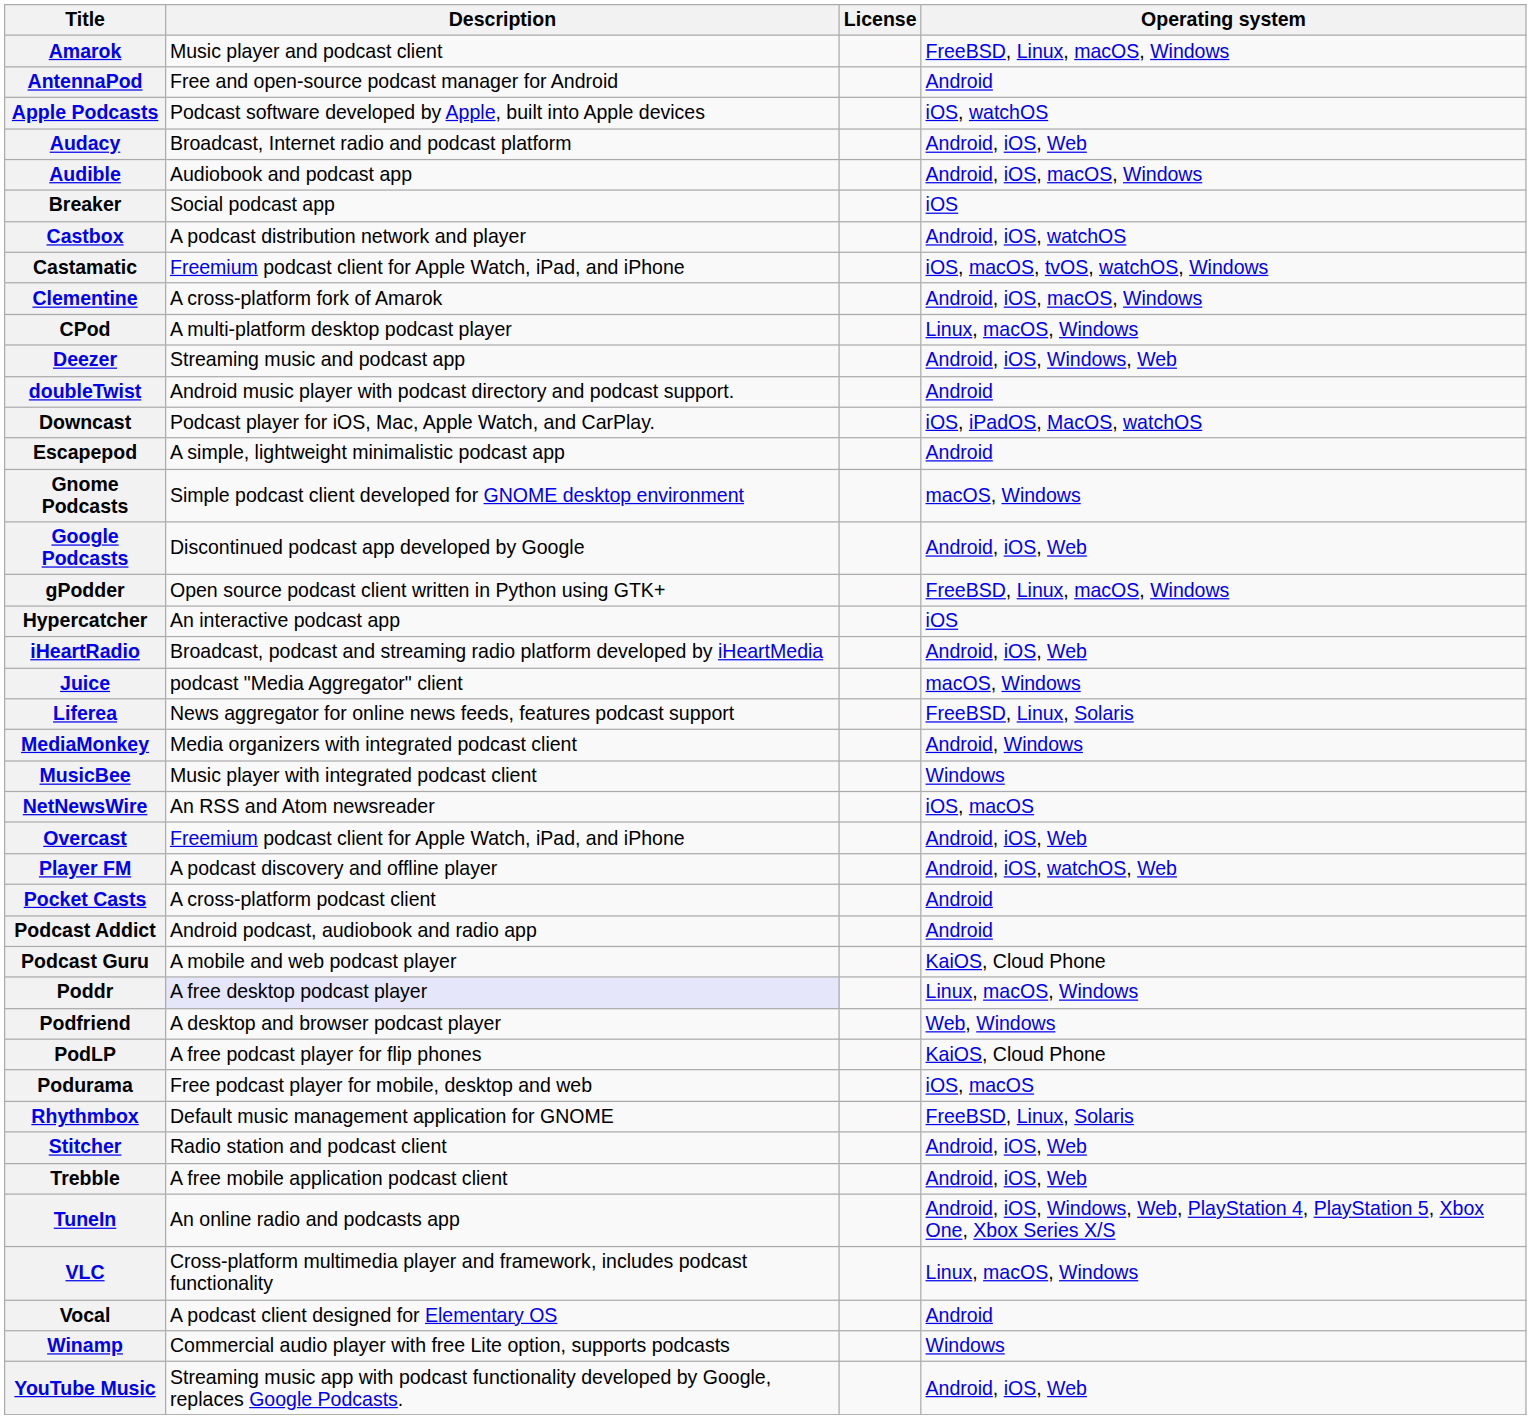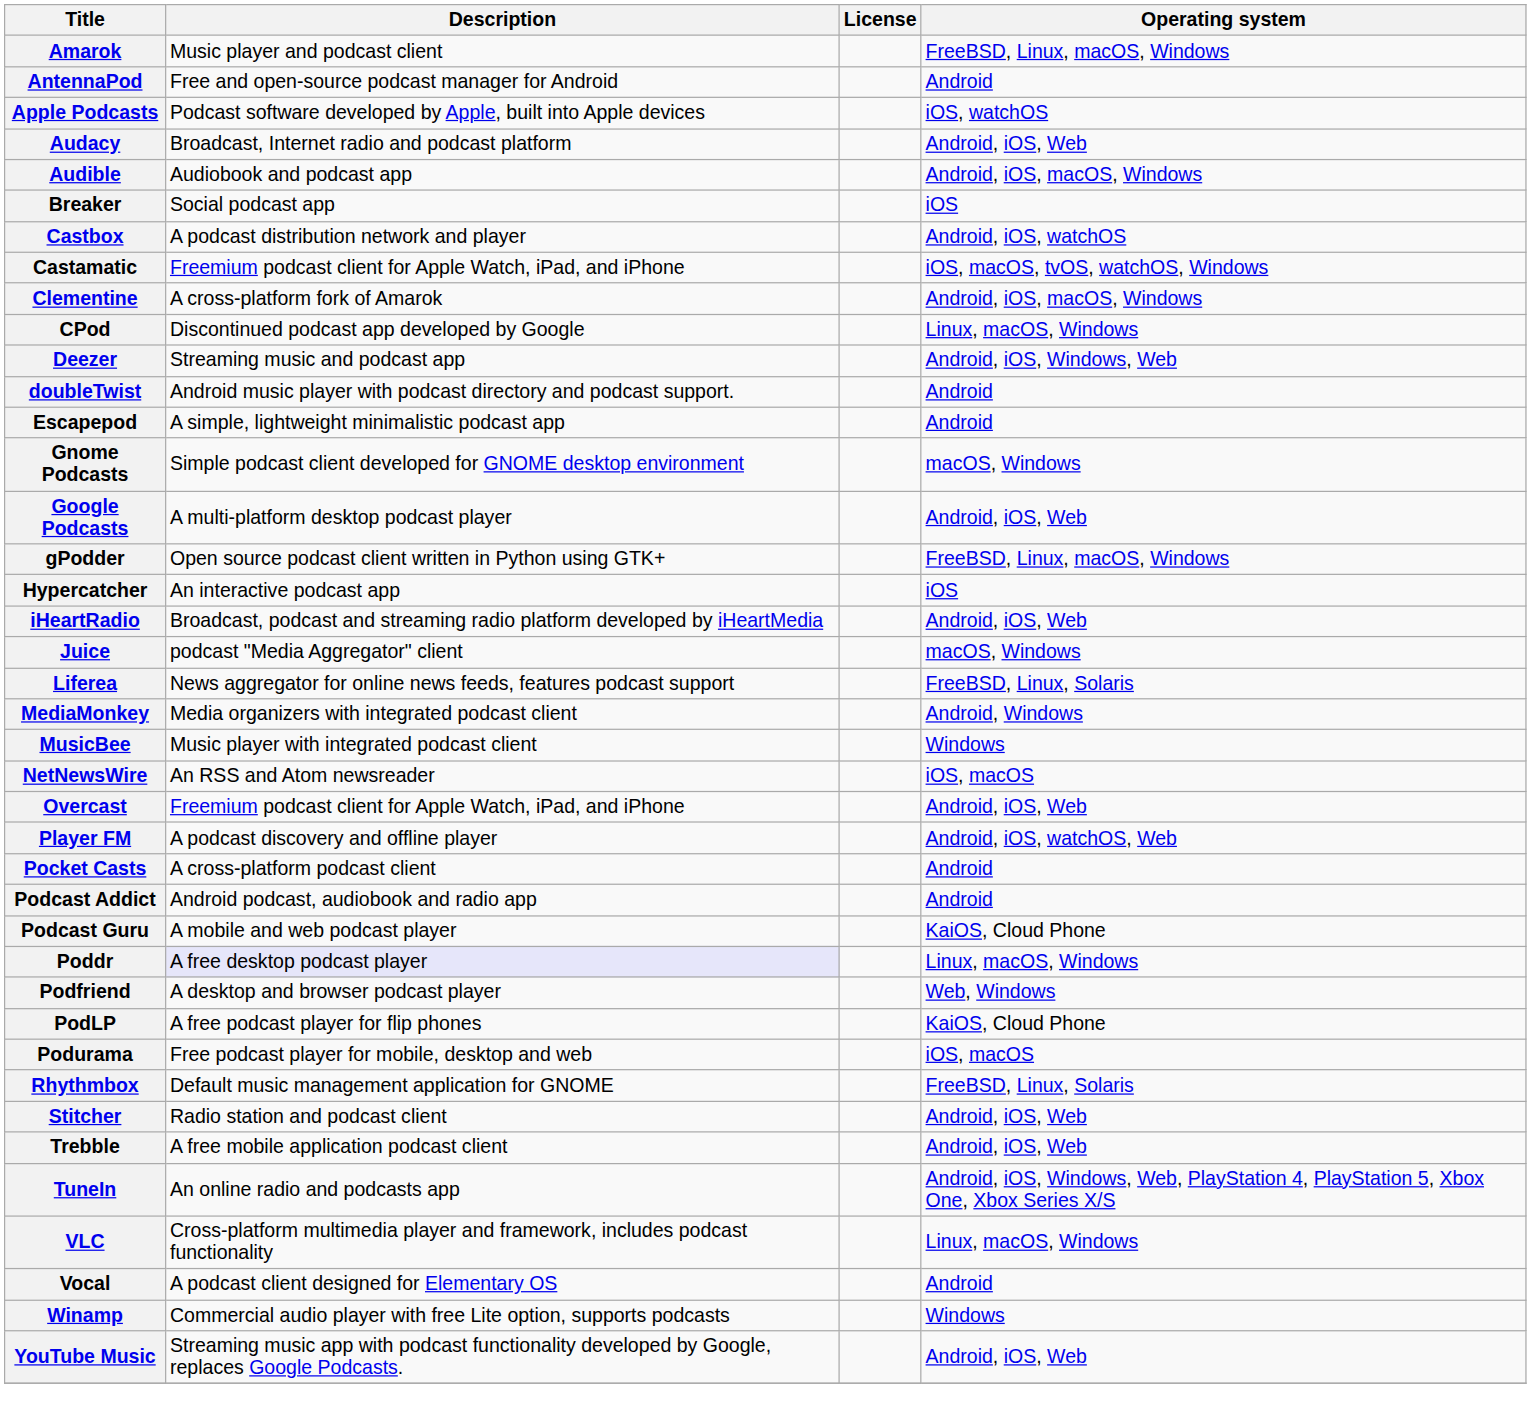(341, 329) A multi-platform desktop podcast player -> (377, 329) Discontinued podcast app developed by Google
- row: (85, 422)
(377, 548) Discontinued podcast app developed by Google -> (341, 517) A multi-platform desktop podcast player
